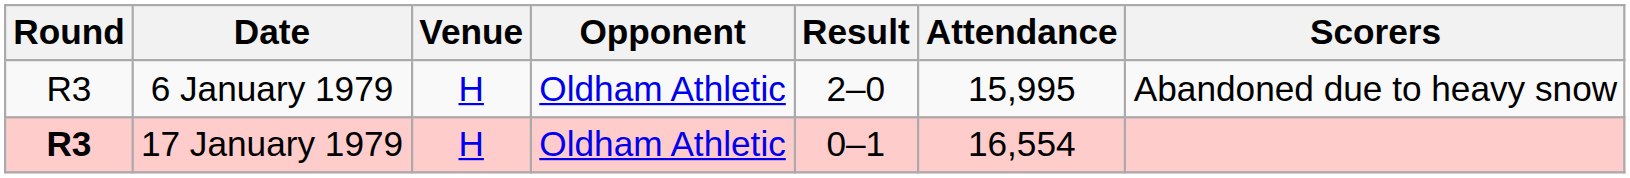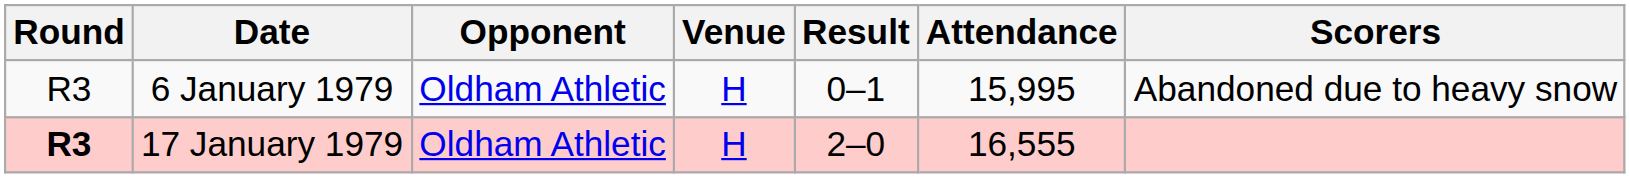columns swapped: (663, 32) <-> (471, 32)
(856, 88) 2–0 -> (856, 88) 0–1
(856, 144) 0–1 -> (856, 144) 2–0
(1022, 144) 16,554 -> (1022, 144) 16,555
